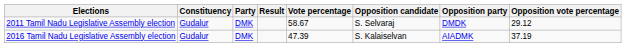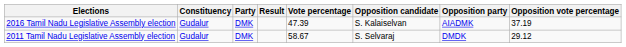rows swapped: (91, 23) <-> (91, 36)
